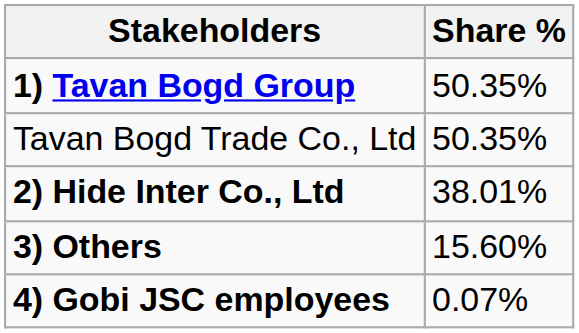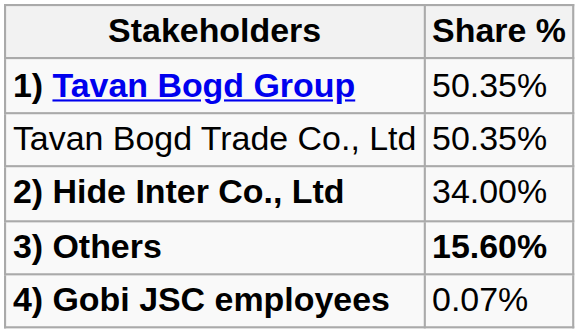(490, 192) 38.01% -> (490, 192) 34.00%
(490, 246) normal -> (490, 246) bold
